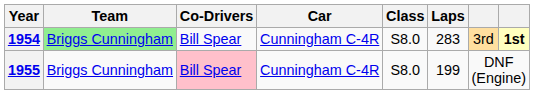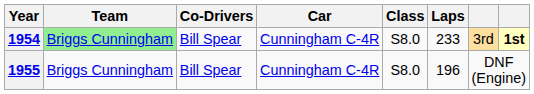(448, 39) 283 -> (448, 39) 233
(211, 70) pink background -> (211, 70) no background
(448, 70) 199 -> (448, 70) 196
